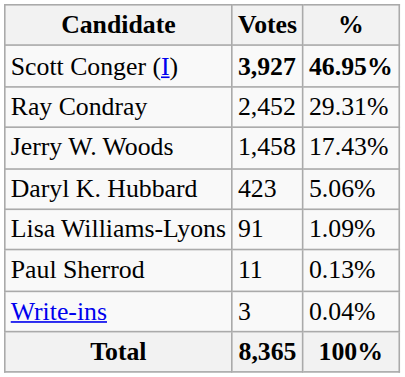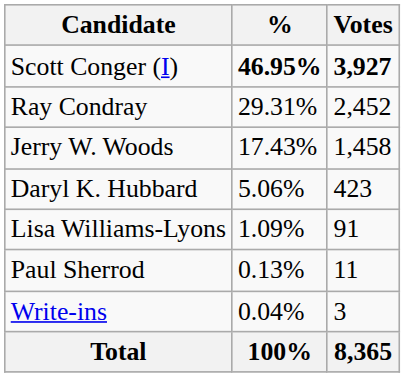columns swapped: (267, 24) <-> (351, 24)
